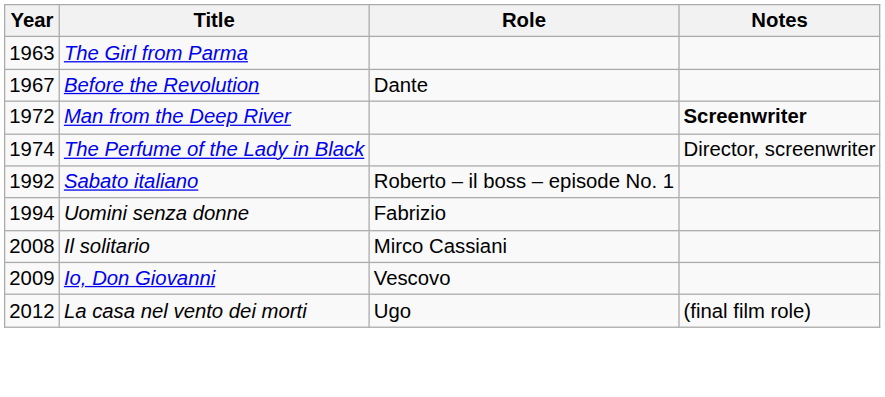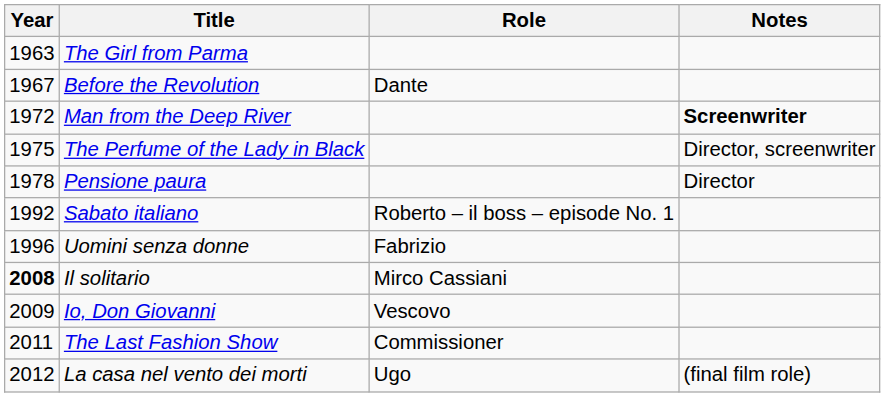(32, 149) 1974 -> (32, 149) 1975
+ row: (135, 181)
(32, 213) 1994 -> (32, 246) 1996
(32, 246) normal -> (32, 278) bold
+ row: (171, 342)
